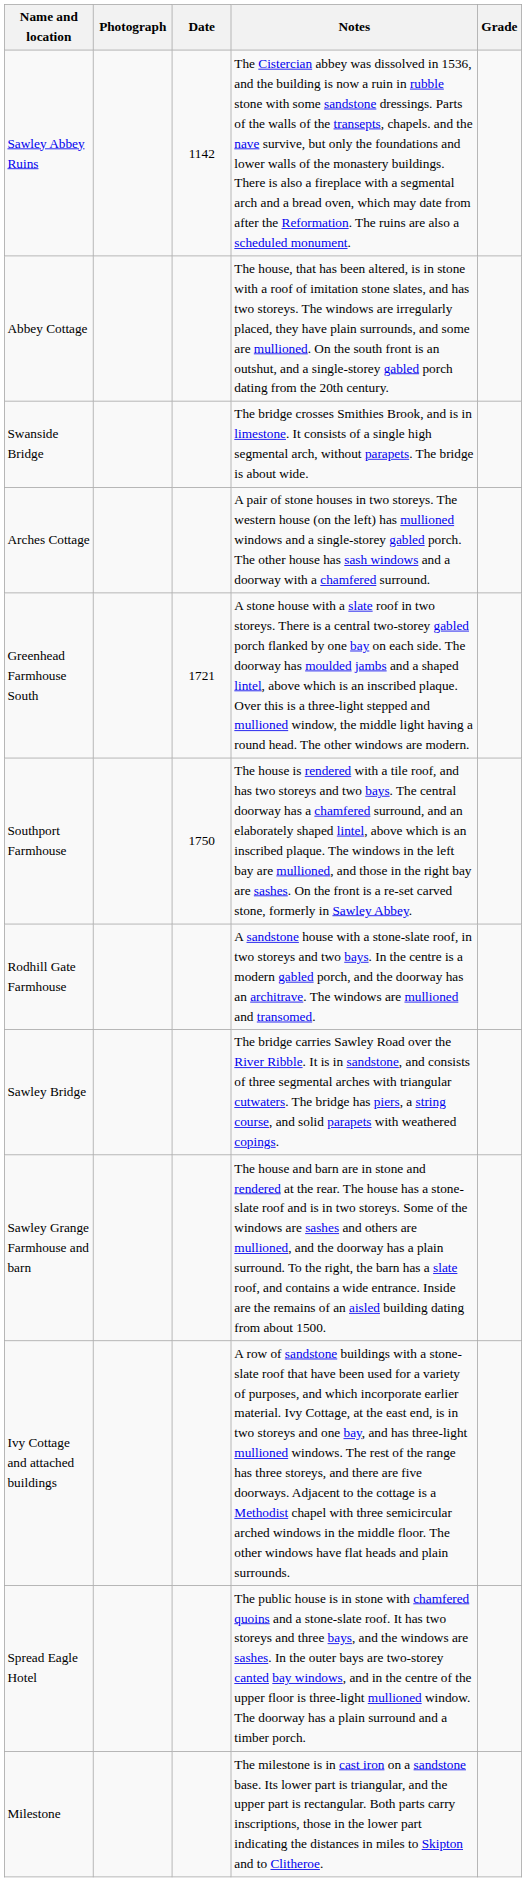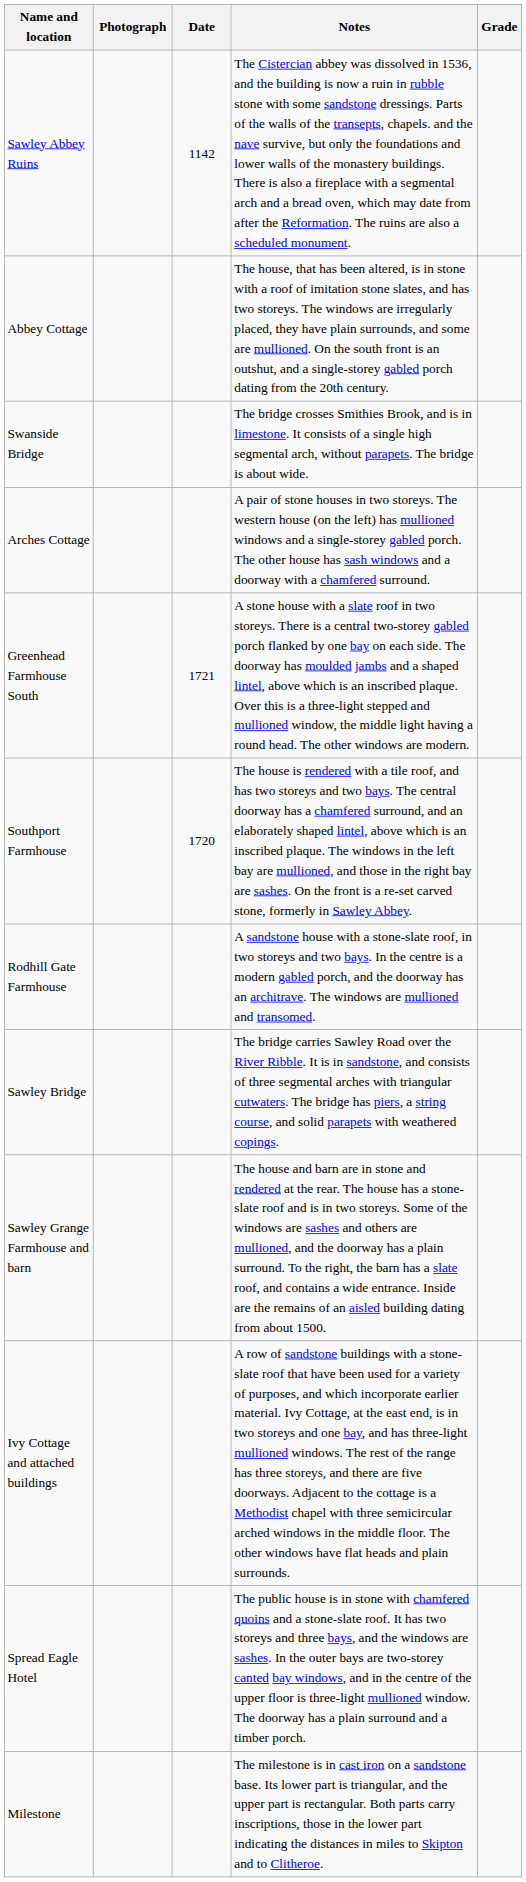(202, 841) 1750 -> (202, 841) 1720
